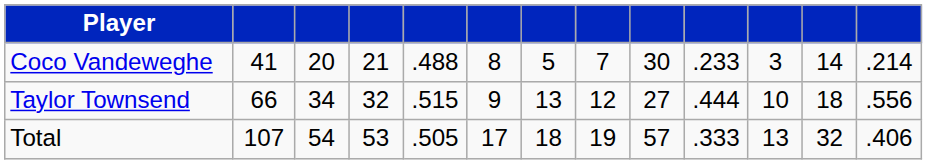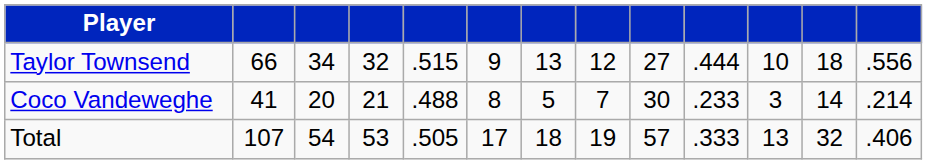rows swapped: (100, 100) <-> (112, 61)
